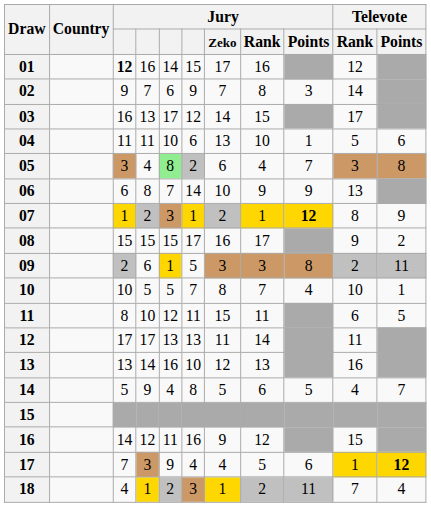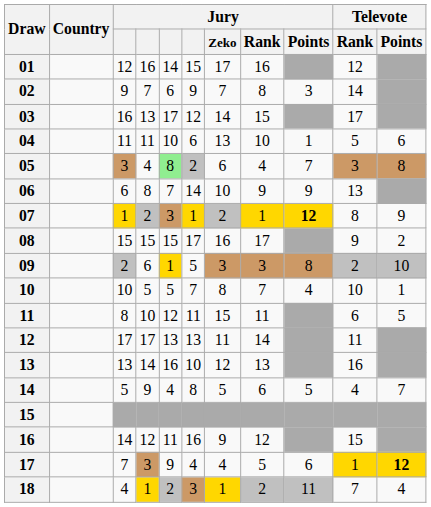(124, 66) bold -> (124, 66) normal
(401, 265) 11 -> (401, 265) 10
